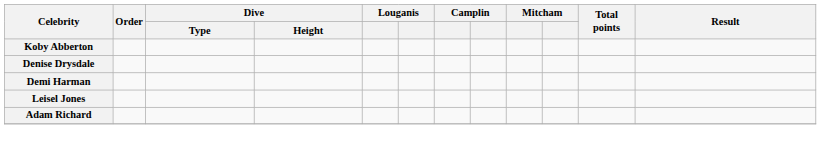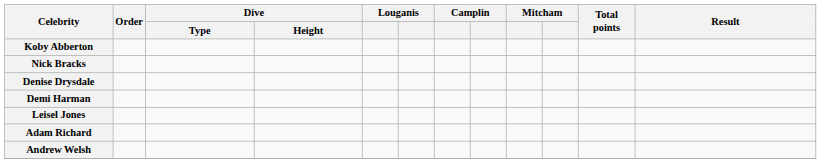+ row: (59, 64)
+ row: (59, 150)
